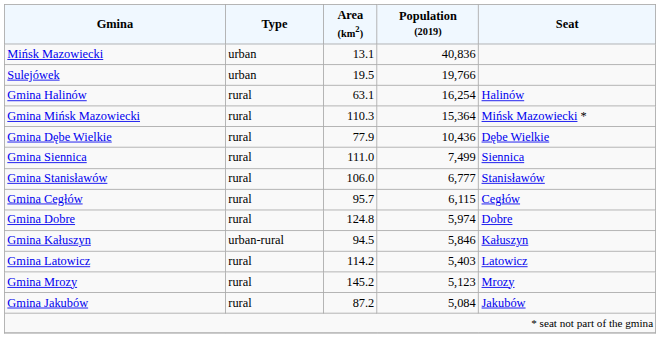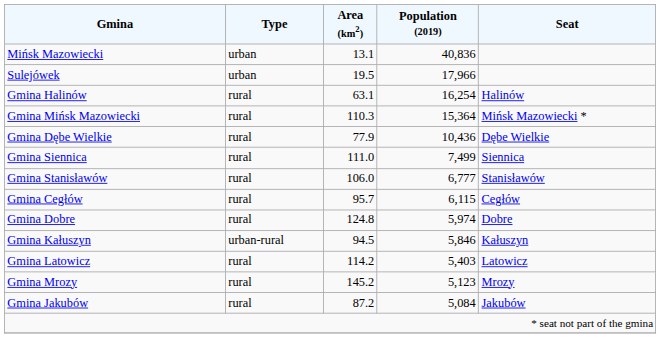(459, 75) 19,766 -> (459, 75) 17,966
